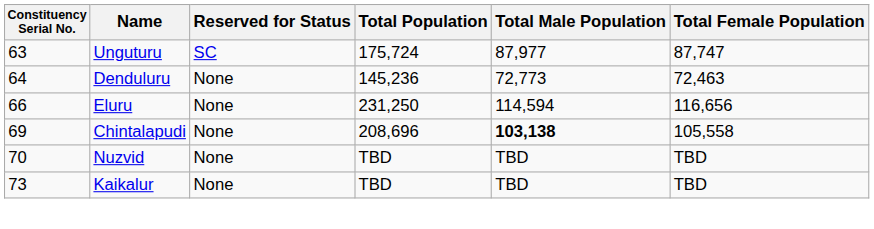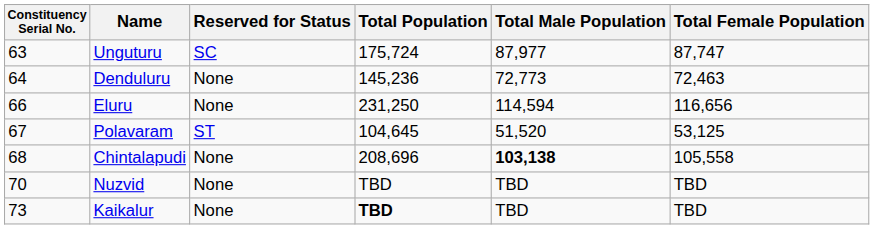+ row: (133, 131)
(18, 131) 69 -> (18, 158) 68
(375, 184) normal -> (376, 211) bold
